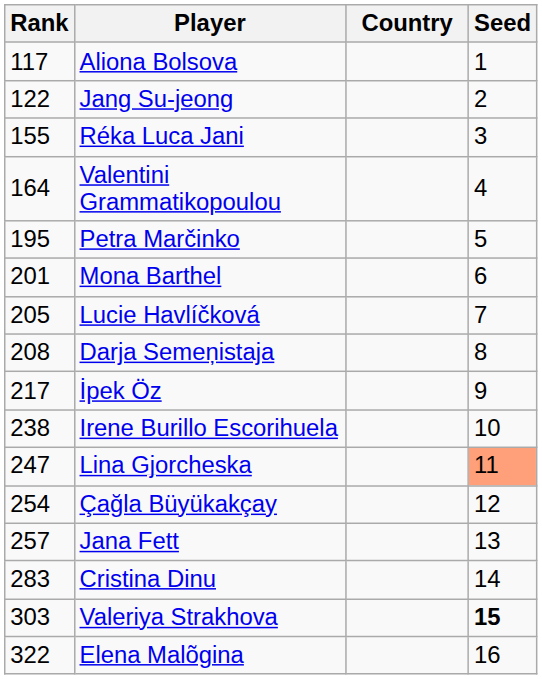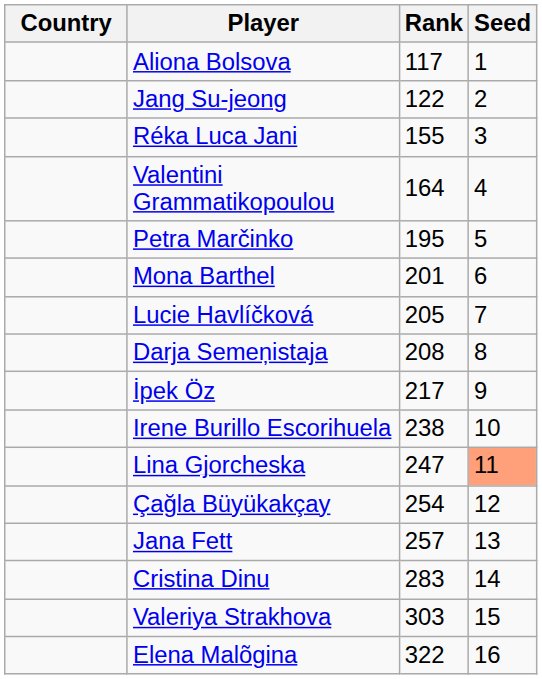columns swapped: (407, 23) <-> (39, 23)
(487, 617) bold -> (487, 617) normal
